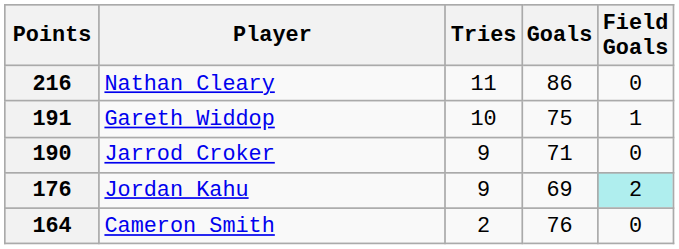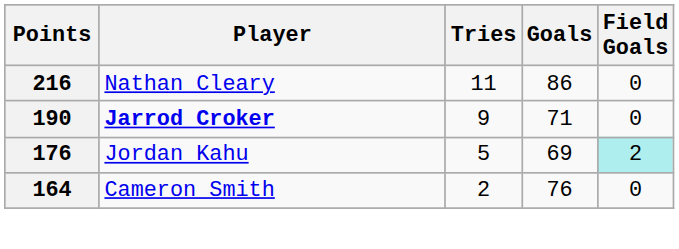- row: (52, 119)
(190, 155) normal -> (190, 119) bold
(484, 190) 9 -> (484, 155) 5
